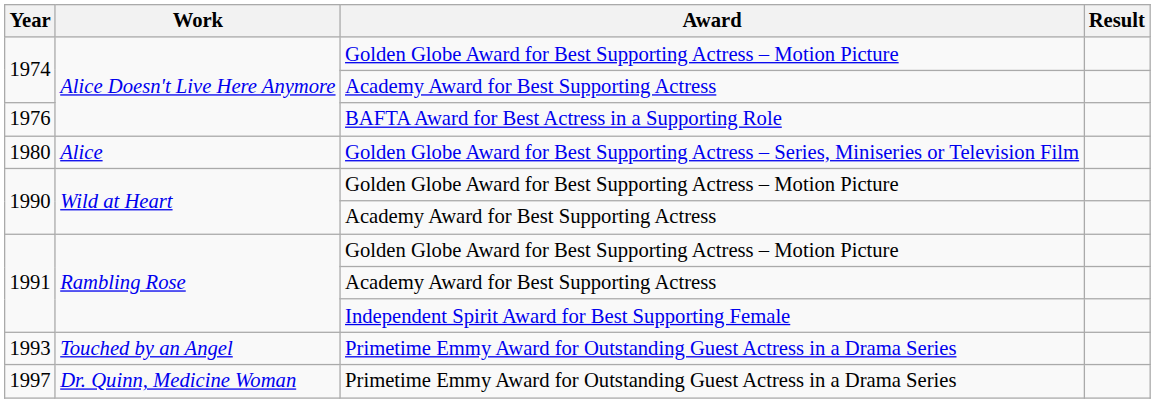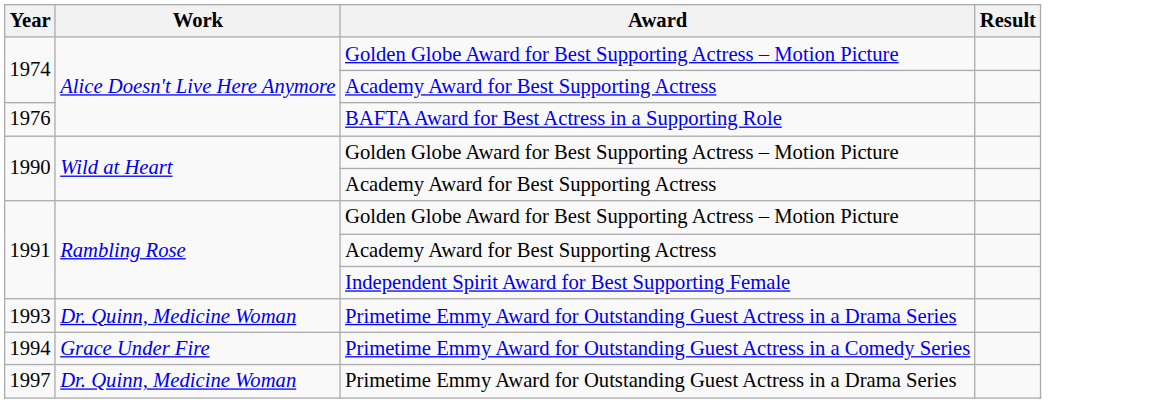- row: (30, 151)
(146, 348) Touched by an Angel -> (178, 315) Dr. Quinn, Medicine Woman
+ row: (30, 348)
